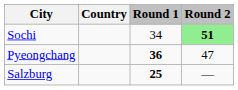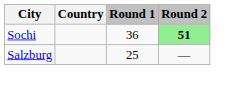(156, 34) 34 -> (132, 34) 36
- row: (41, 54)
(156, 74) bold -> (132, 54) normal
